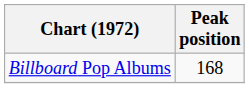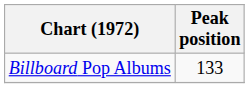(210, 67) 168 -> (210, 67) 133
